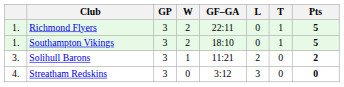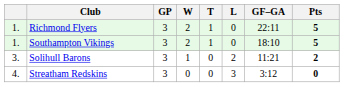columns swapped: (281, 12) <-> (223, 12)
